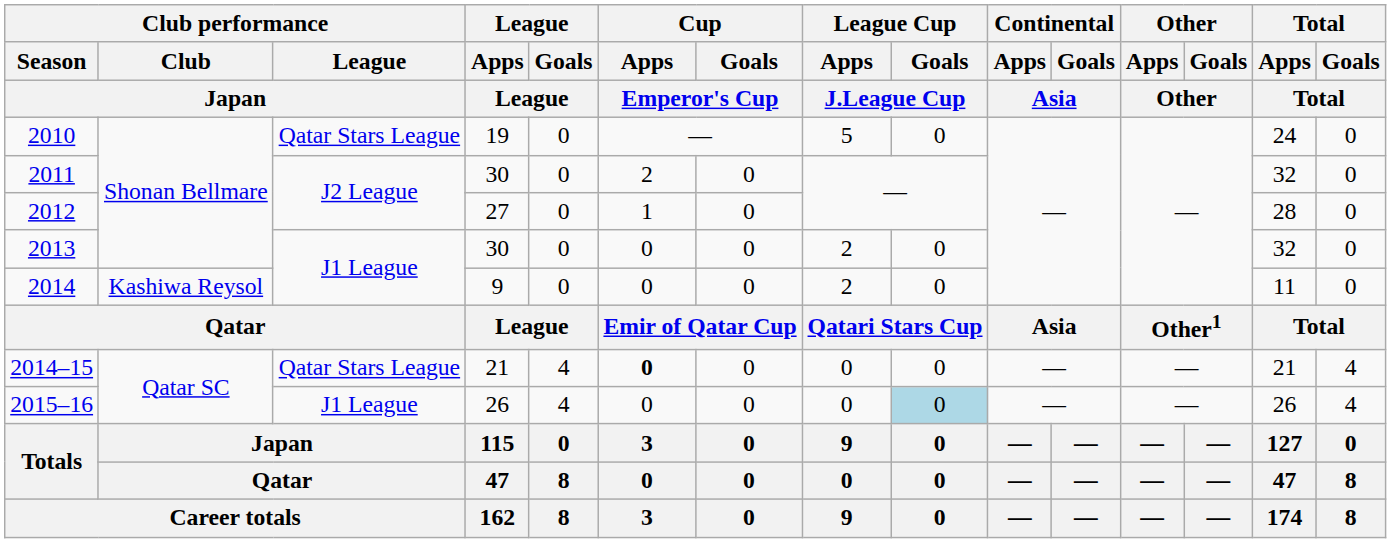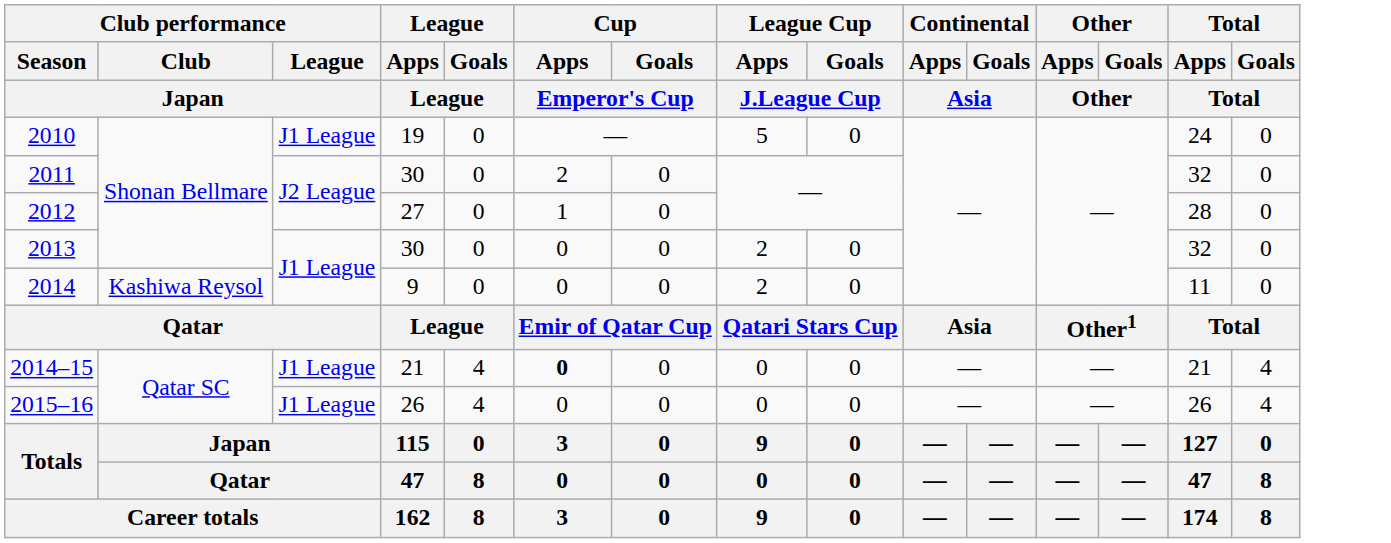(369, 135) Qatar Stars League -> (327, 135) J1 League
(369, 367) Qatar Stars League -> (327, 367) J1 League
(940, 405) lightblue background -> (855, 405) no background
